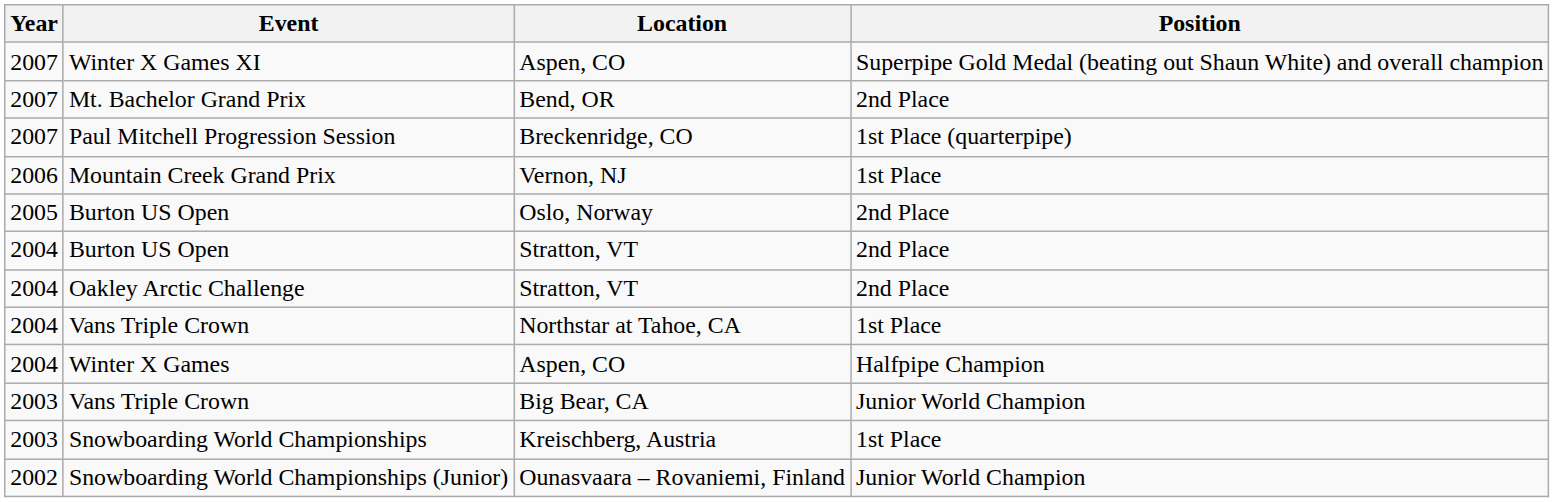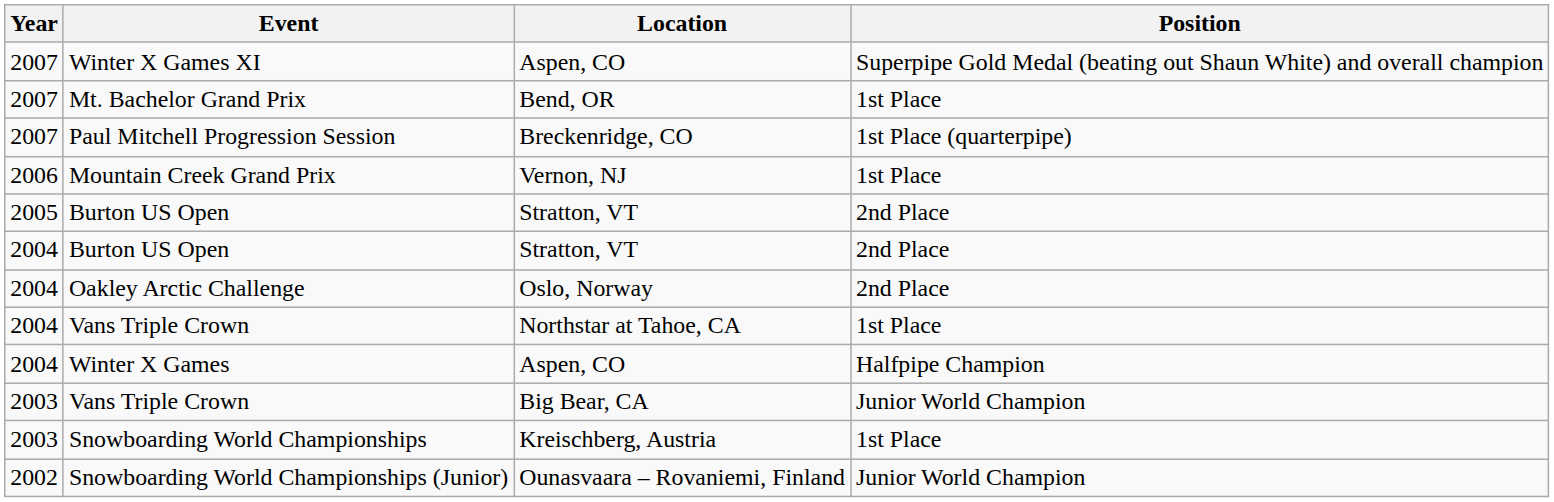(903, 99) 2nd Place -> (899, 99) 1st Place
(586, 212) Oslo, Norway -> (579, 212) Stratton, VT
(579, 288) Stratton, VT -> (586, 288) Oslo, Norway
